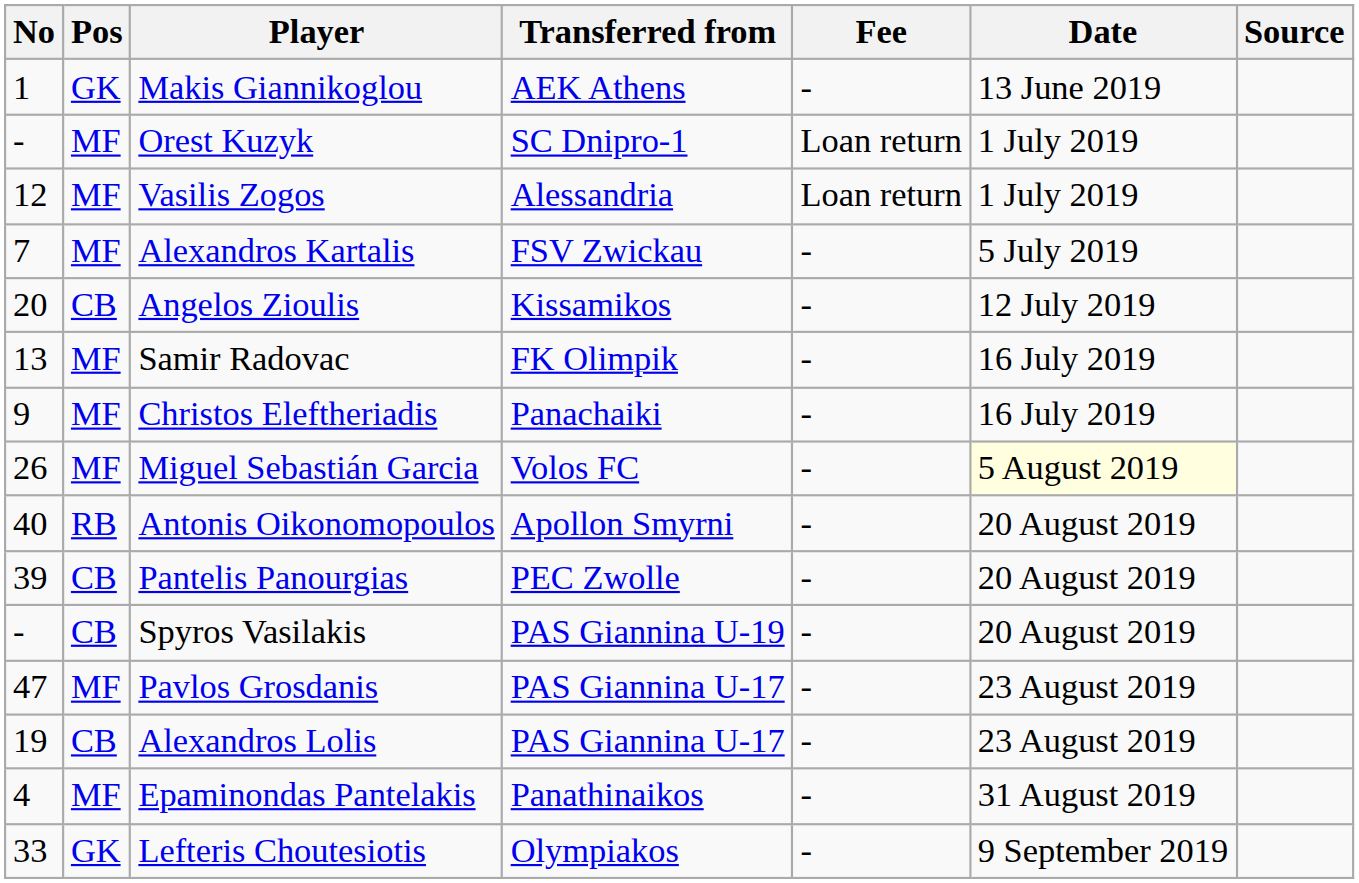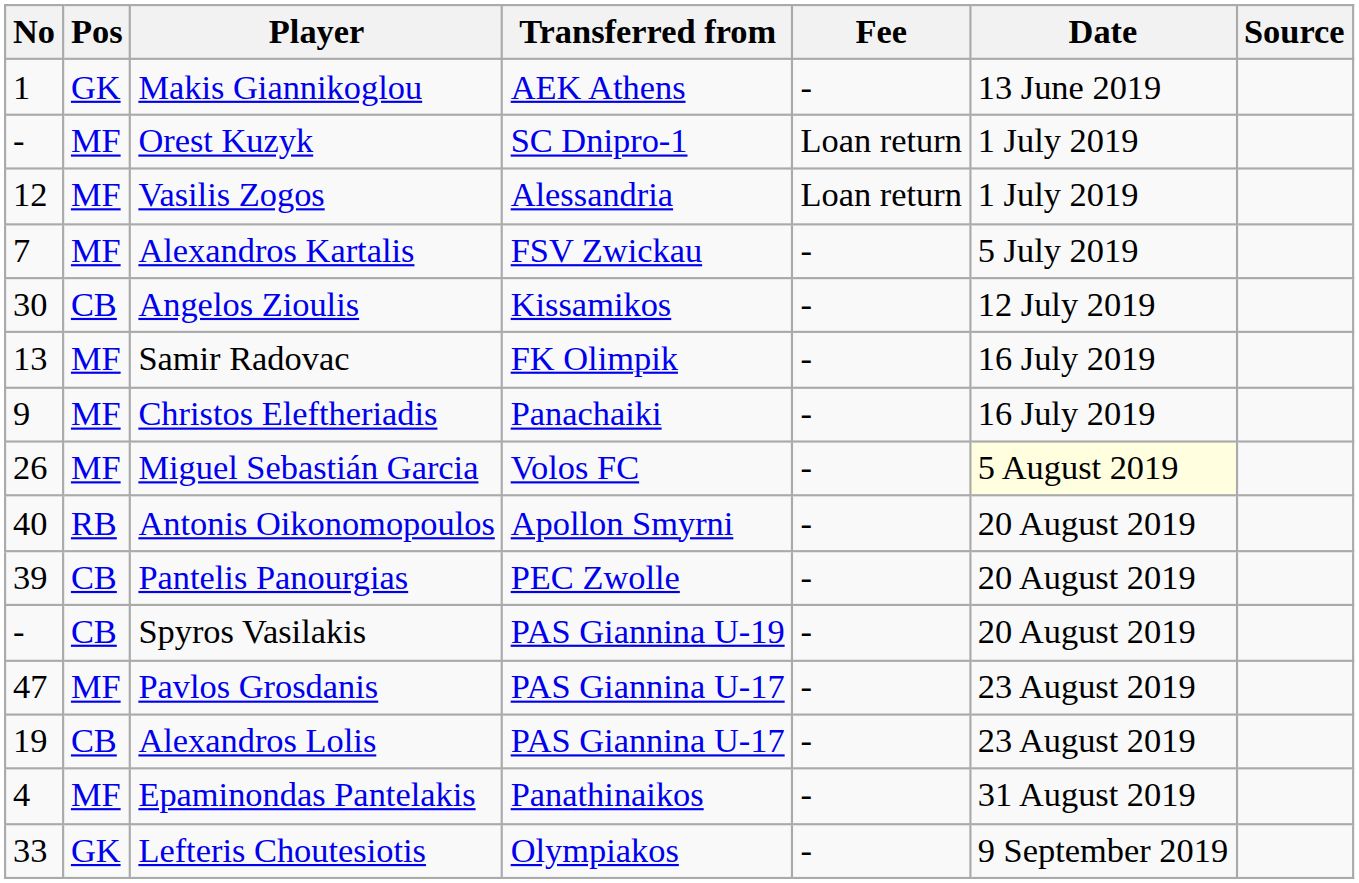(30, 304) 20 -> (30, 304) 30
